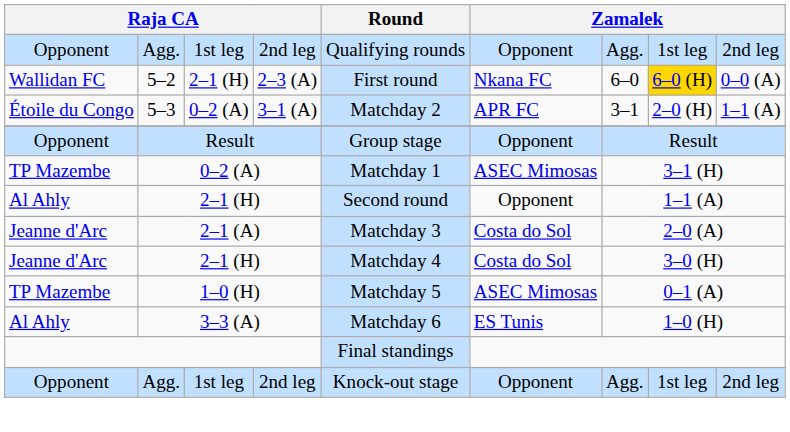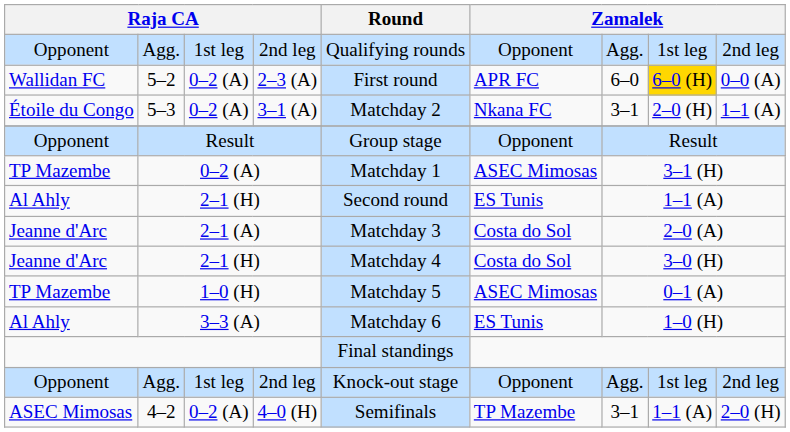(219, 79) 2–1 (H) -> (219, 79) 0–2 (A)
(513, 79) Nkana FC -> (506, 79) APR FC
(506, 110) APR FC -> (513, 110) Nkana FC
(535, 200) Opponent -> (509, 200) ES Tunis
+ row: (71, 412)
